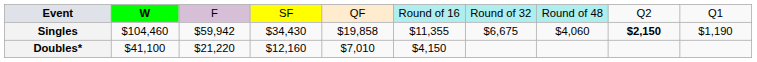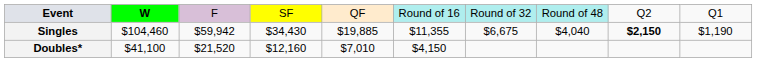(358, 31) $19,858 -> (358, 31) $19,885
(572, 31) $4,060 -> (572, 31) $4,040
(215, 49) $21,220 -> (215, 49) $21,520
